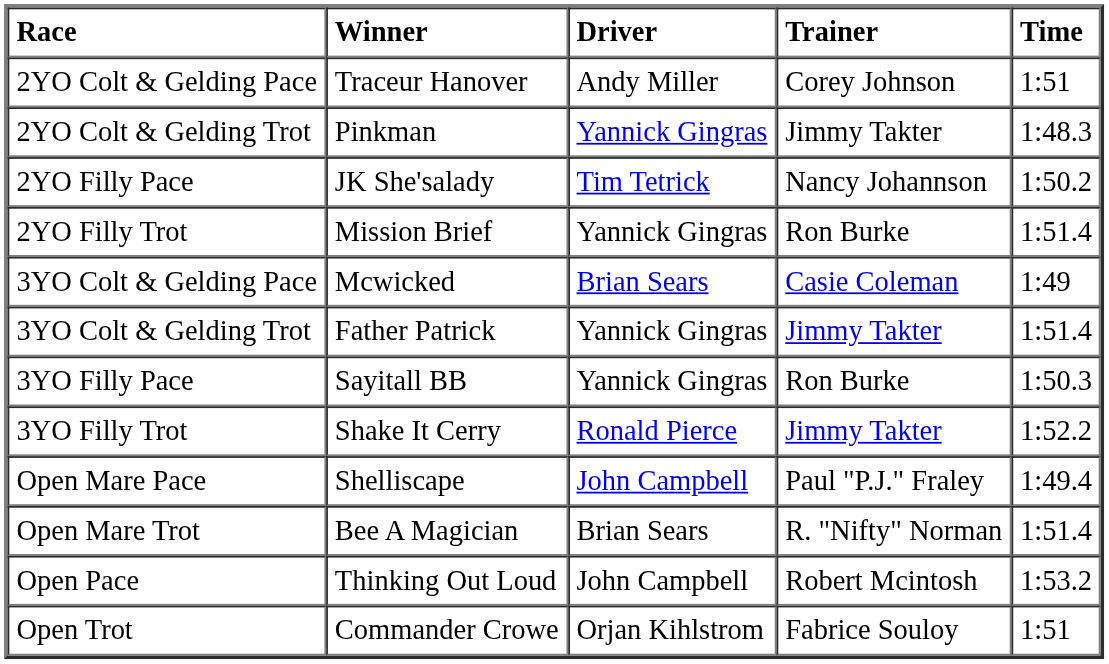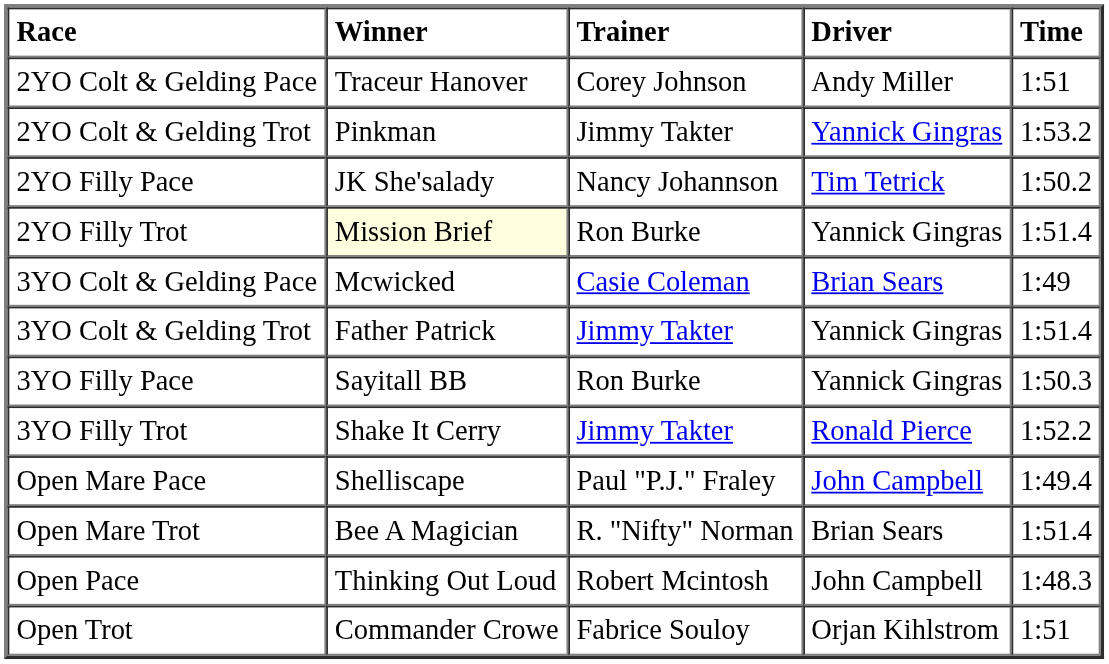columns swapped: (617, 32) <-> (832, 32)
(1056, 131) 1:48.3 -> (1056, 131) 1:53.2
(414, 231) no background -> (414, 231) lightyellow background
(1056, 580) 1:53.2 -> (1056, 580) 1:48.3
